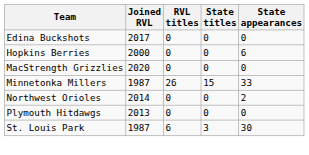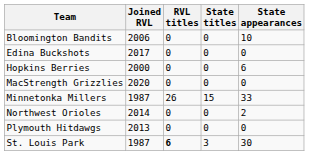+ row: (59, 38)
(168, 128) normal -> (168, 143) bold
